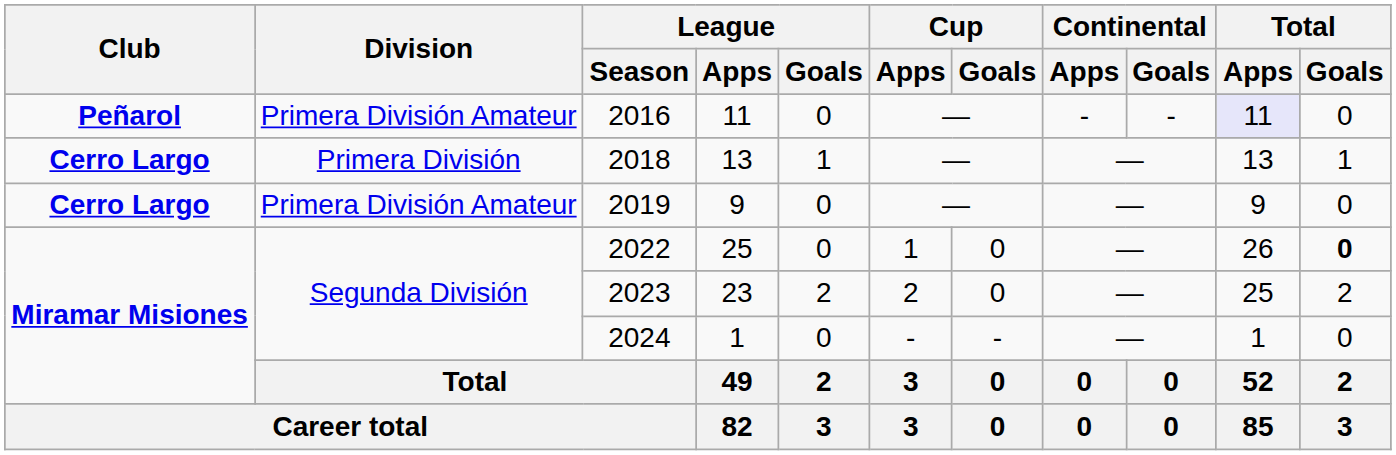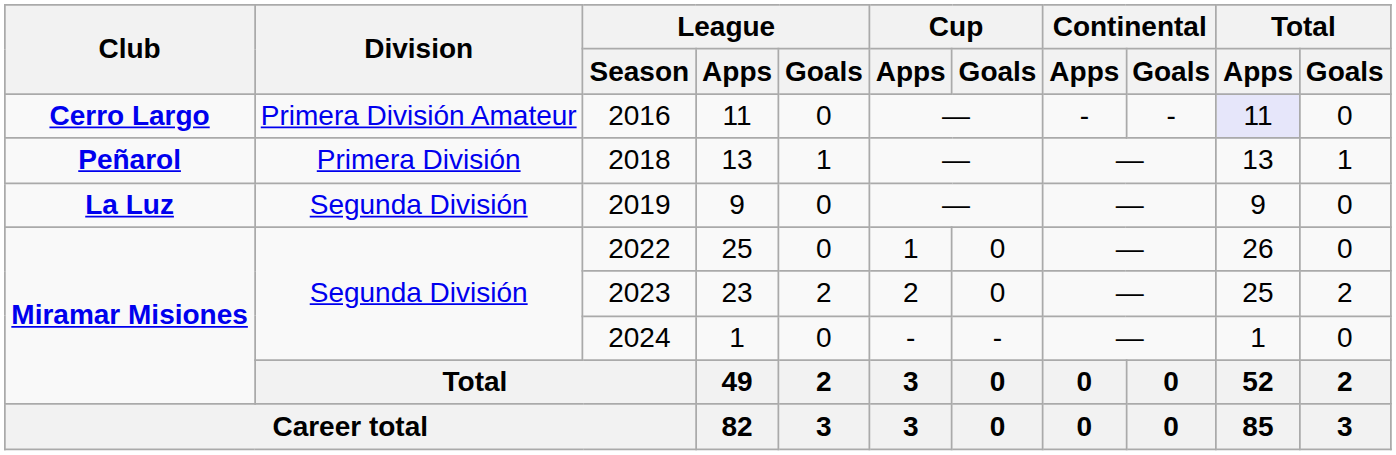(130, 115) Peñarol -> (130, 115) Cerro Largo
(130, 159) Cerro Largo -> (130, 159) Peñarol
(130, 204) Cerro Largo -> (130, 204) La Luz
(419, 204) Primera División Amateur -> (419, 204) Segunda División
(1345, 248) bold -> (1345, 248) normal
